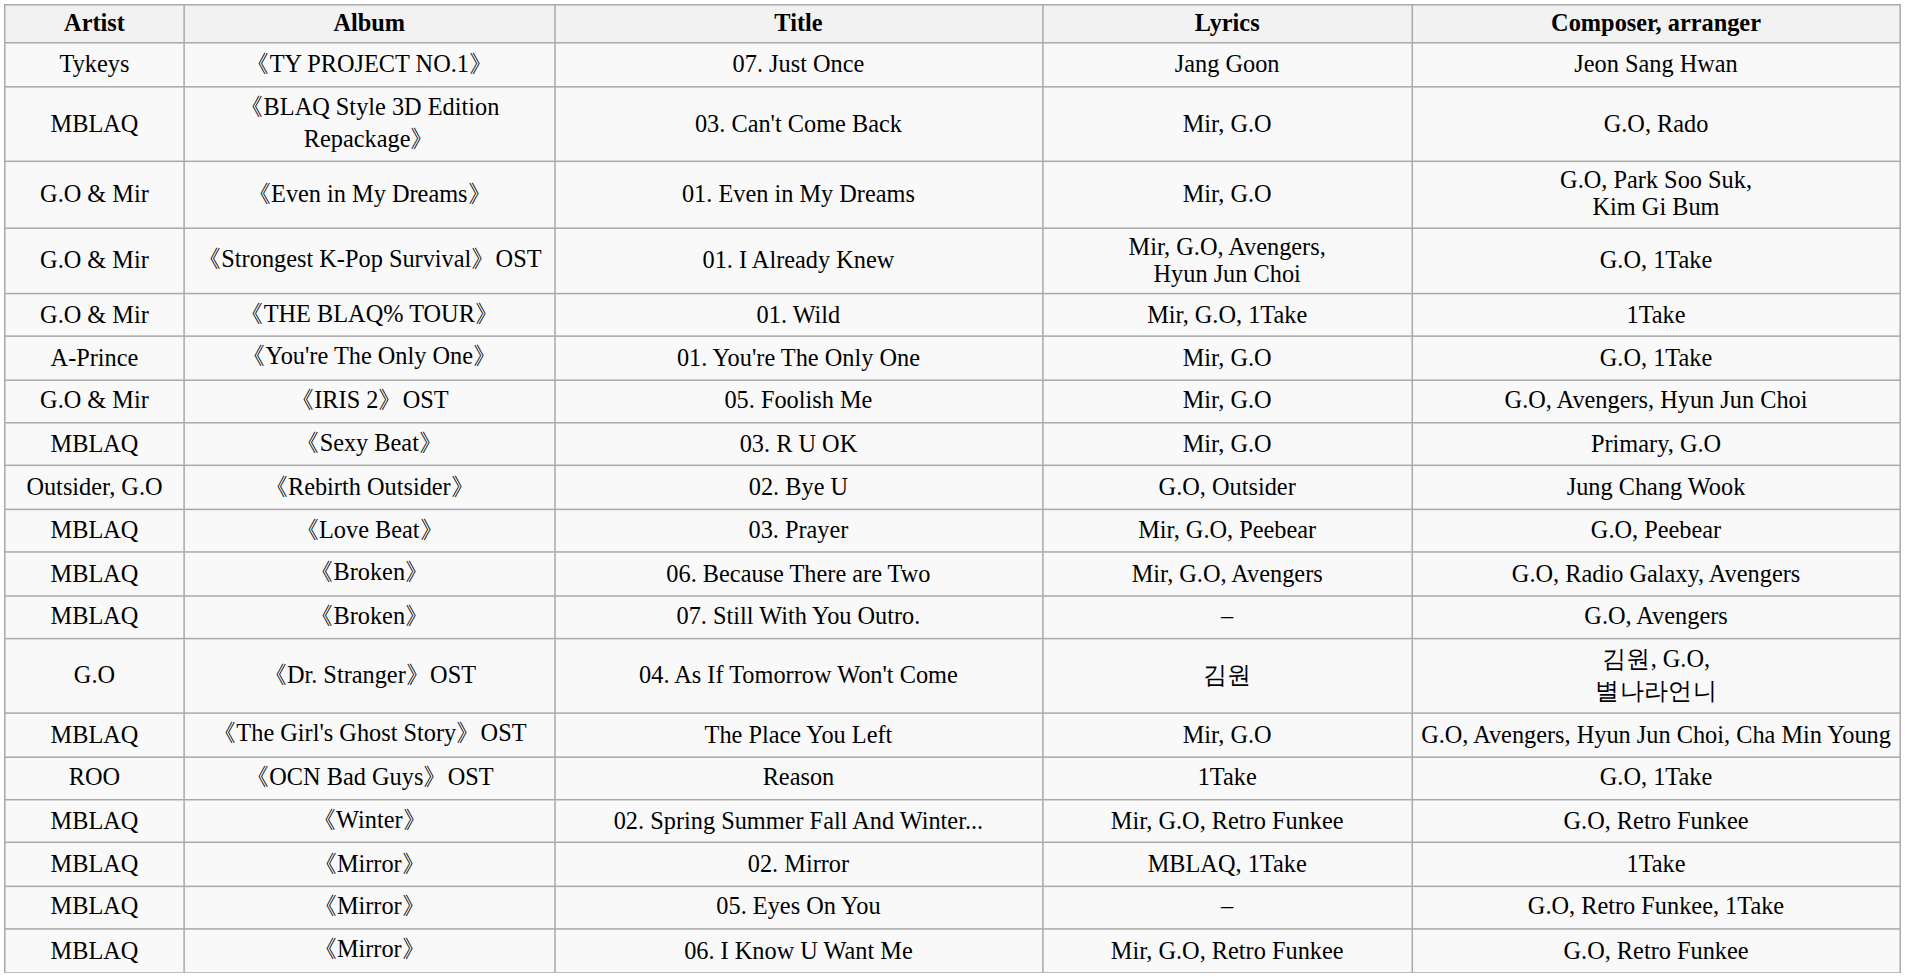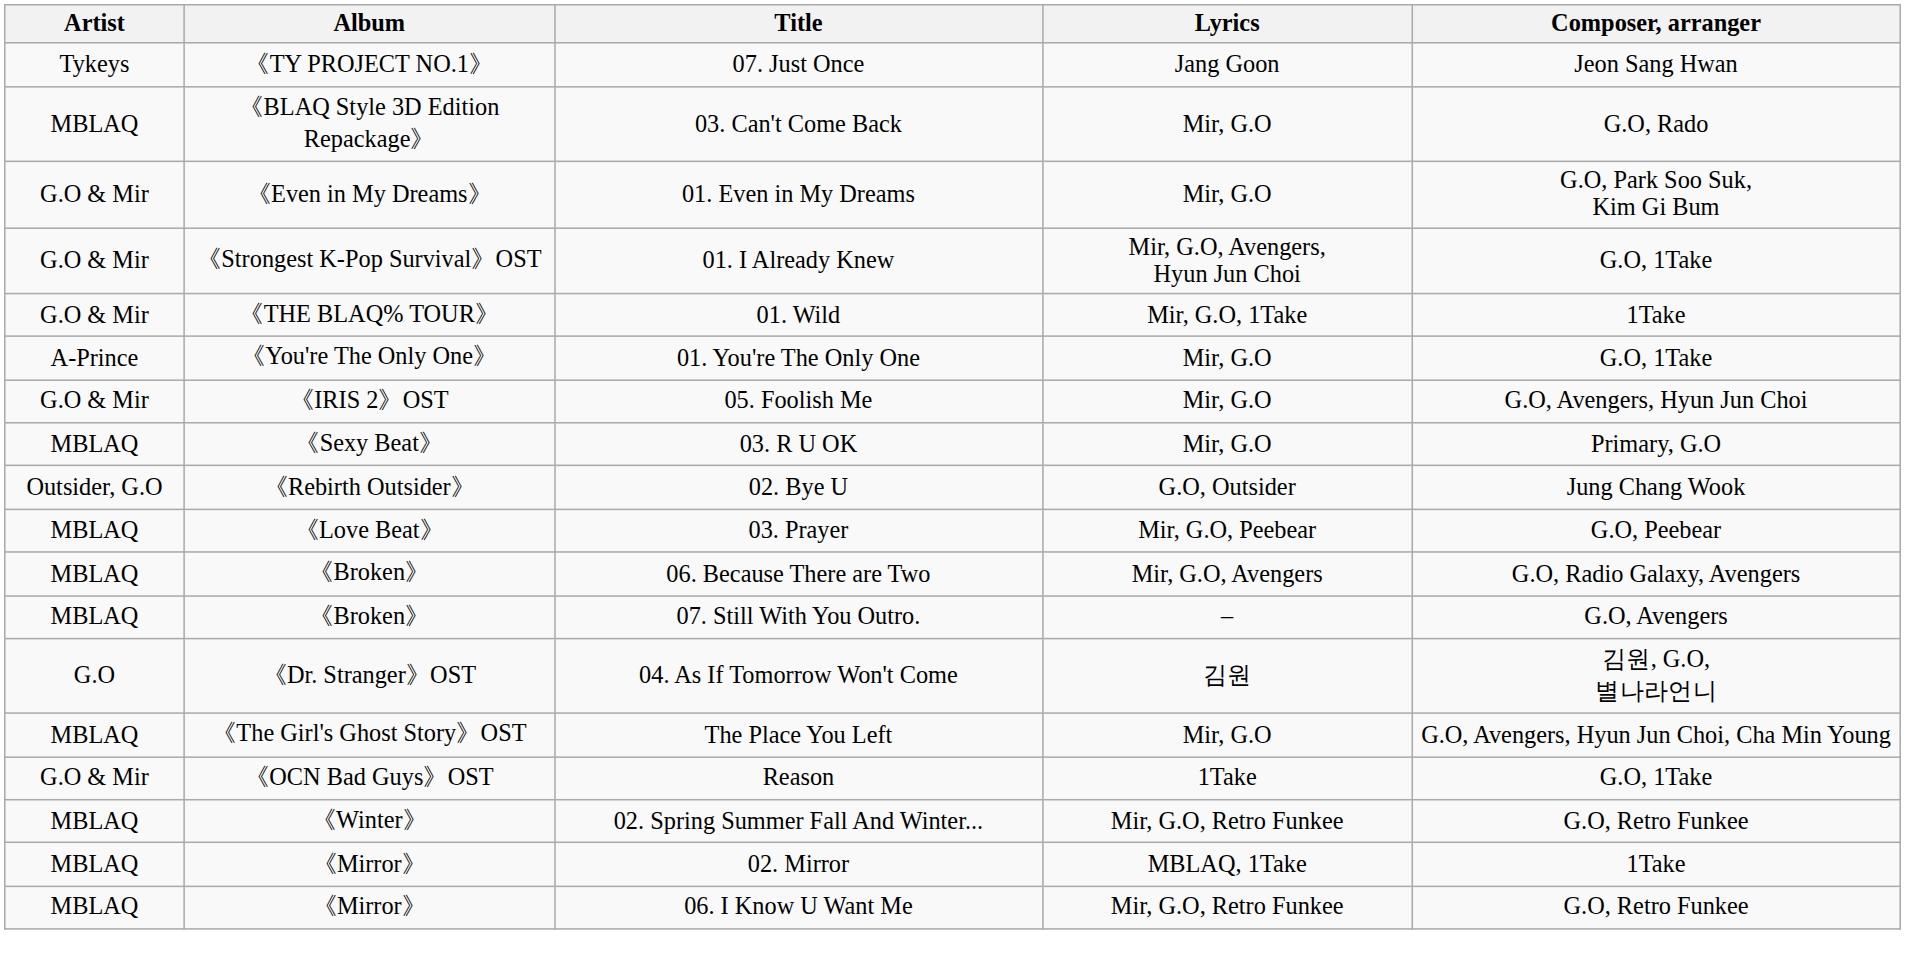(94, 777) ROO -> (94, 777) G.O & Mir
- row: (798, 907)
